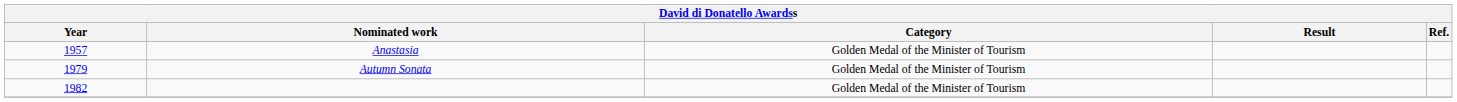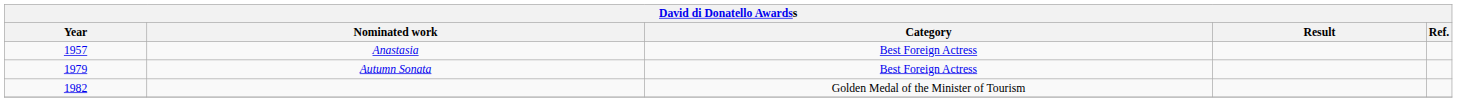(928, 50) Golden Medal of the Minister of Tourism -> (928, 50) Best Foreign Actress
(928, 69) Golden Medal of the Minister of Tourism -> (928, 69) Best Foreign Actress
